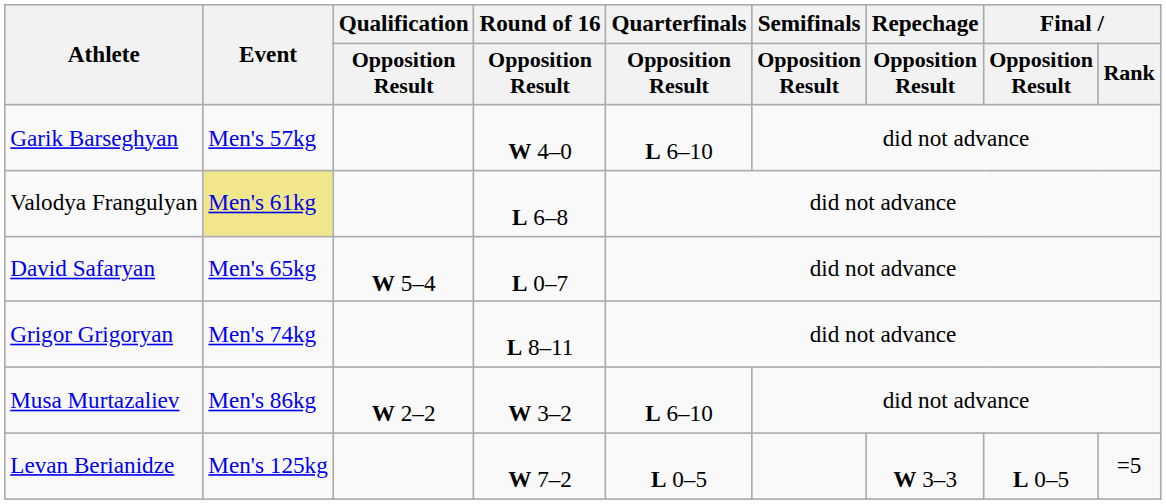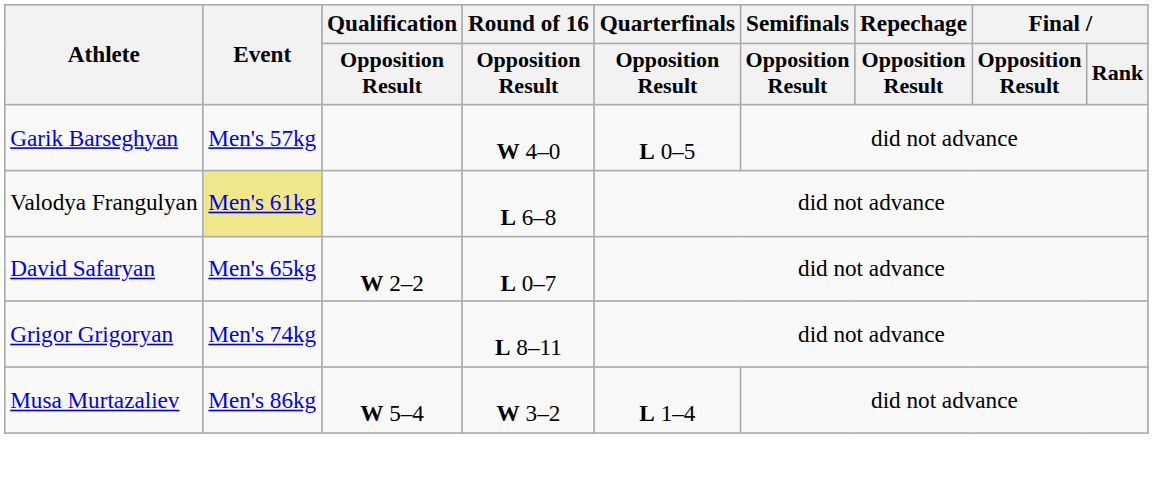(679, 151) L 6–10 -> (667, 151) L 0–5
(404, 282) W 5–4 -> (392, 282) W 2–2
(404, 413) W 2–2 -> (392, 413) W 5–4
(679, 413) L 6–10 -> (667, 413) L 1–4
- row: (92, 465)
